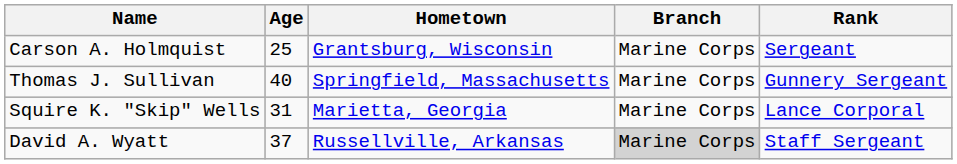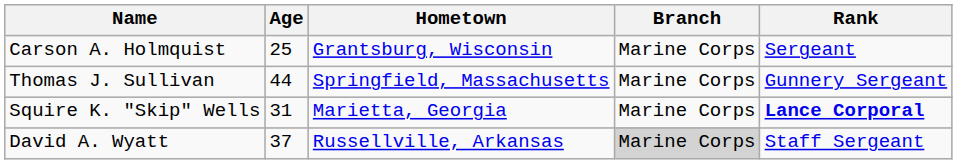(281, 82) 40 -> (281, 82) 44
(845, 113) normal -> (845, 113) bold
